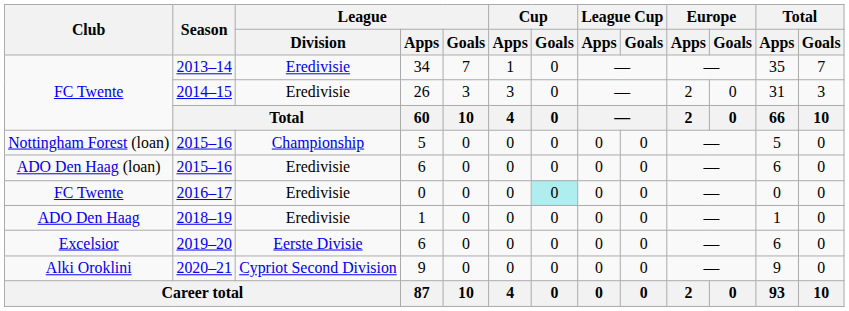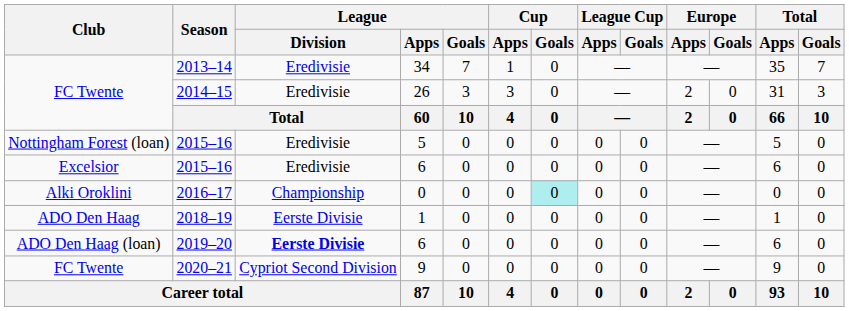(318, 142) Championship -> (318, 142) Eredivisie
(89, 167) ADO Den Haag (loan) -> (89, 167) Excelsior
(89, 192) FC Twente -> (89, 192) Alki Oroklini
(318, 192) Eredivisie -> (318, 192) Championship
(318, 218) Eredivisie -> (318, 218) Eerste Divisie
(89, 243) Excelsior -> (89, 243) ADO Den Haag (loan)
(318, 243) normal -> (318, 243) bold
(89, 268) Alki Oroklini -> (89, 268) FC Twente
